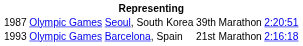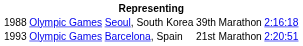(15, 22) 1987 -> (15, 22) 1988
(281, 22) 2:20:51 -> (281, 22) 2:16:18
(281, 37) 2:16:18 -> (281, 37) 2:20:51
